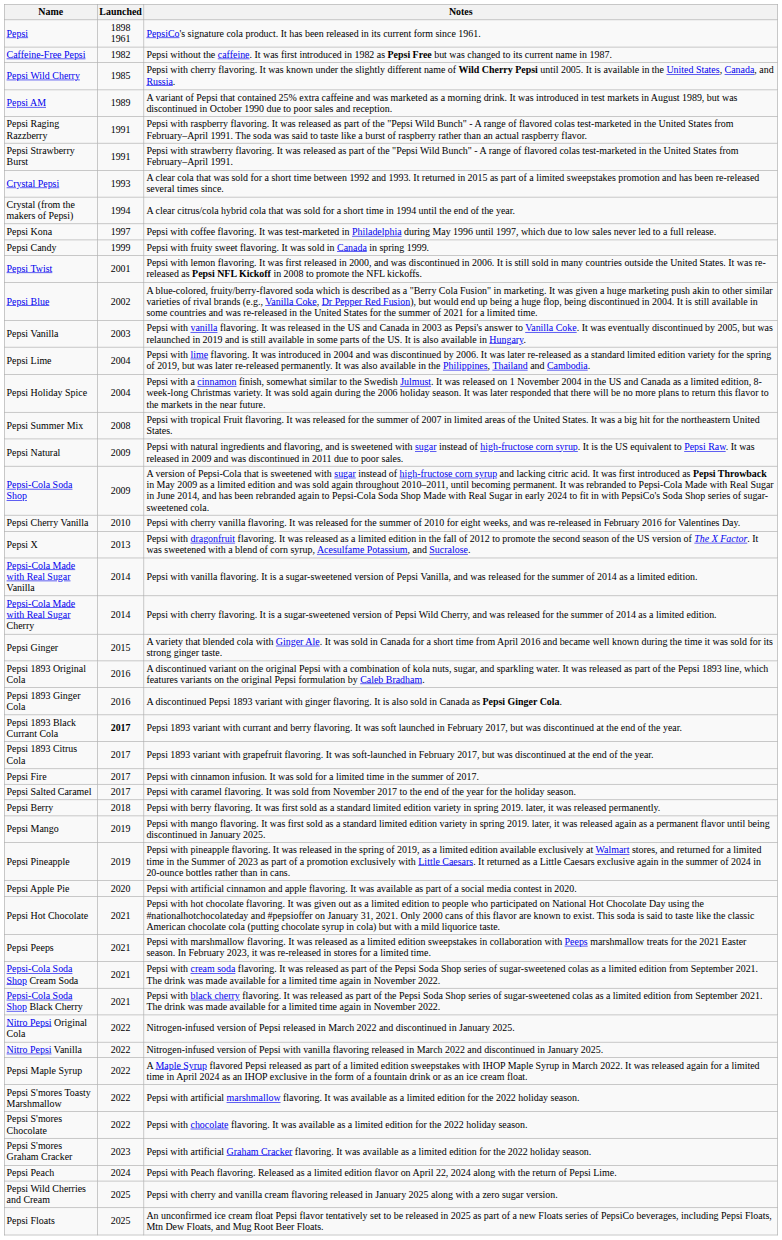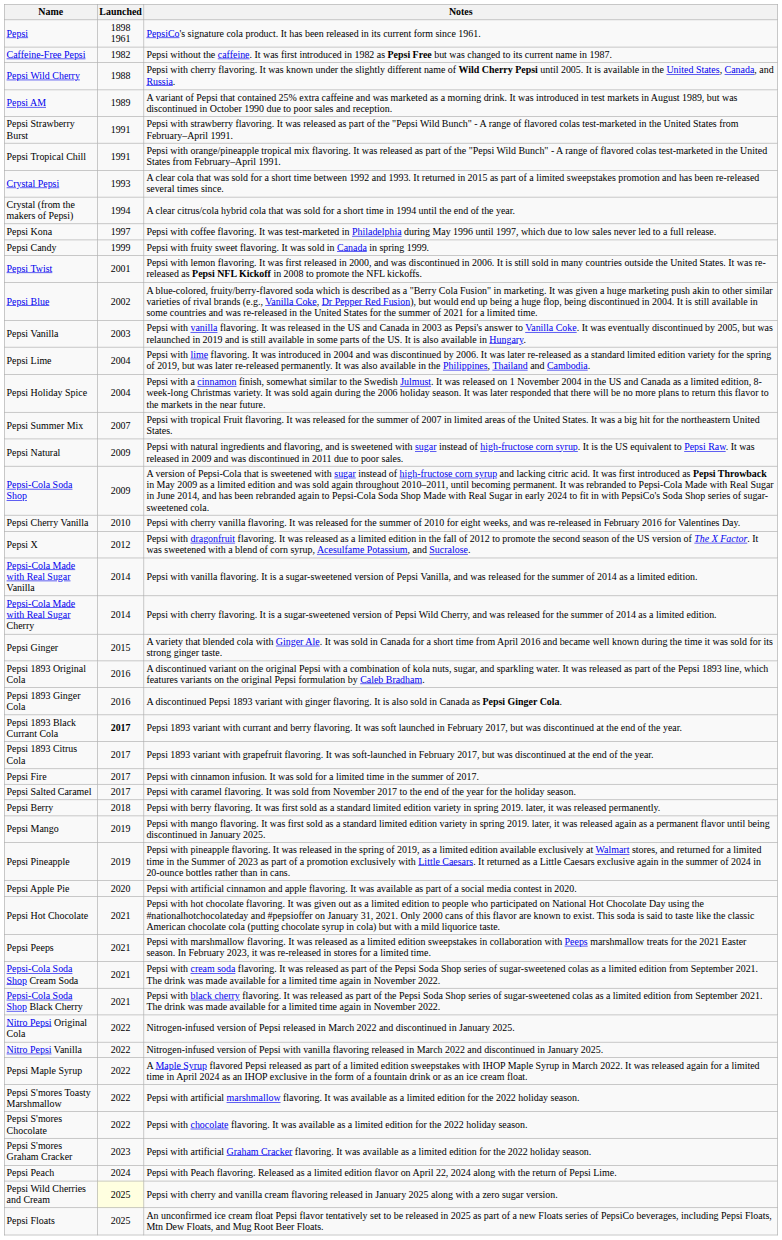(121, 76) 1985 -> (121, 76) 1988
- row: (33, 130)
+ row: (46, 156)
(121, 425) 2008 -> (121, 425) 2007
(121, 544) 2013 -> (121, 544) 2012
(121, 1194) no background -> (121, 1194) lightyellow background
